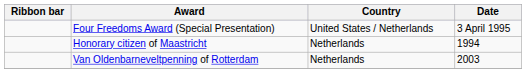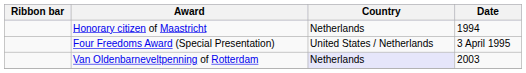rows swapped: (140, 44) <-> (174, 28)
(337, 60) no background -> (337, 60) lavender background
